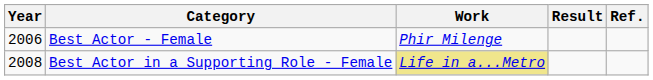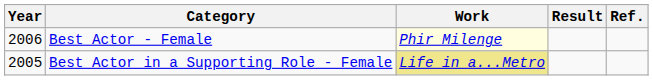(451, 40) no background -> (451, 40) lightyellow background
(25, 63) 2008 -> (25, 63) 2005
